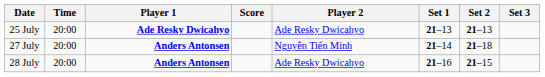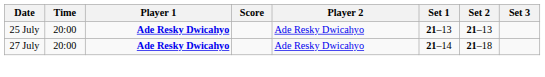(192, 47) Anders Antonsen -> (183, 47) Ade Resky Dwicahyo
(313, 47) Nguyễn Tiến Minh -> (319, 47) Ade Resky Dwicahyo
- row: (24, 63)
